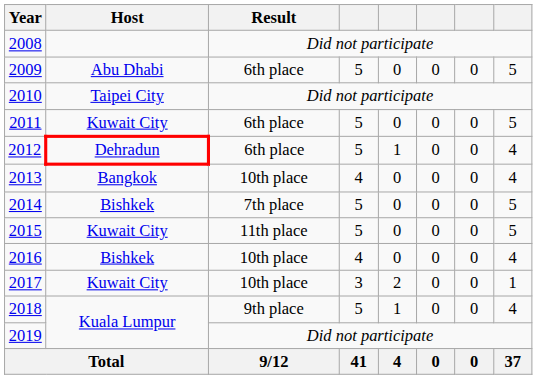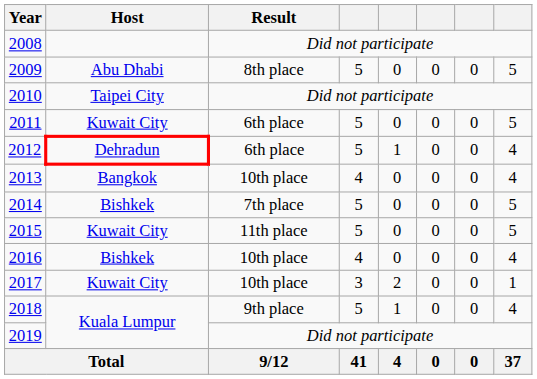(274, 69) 6th place -> (274, 69) 8th place
